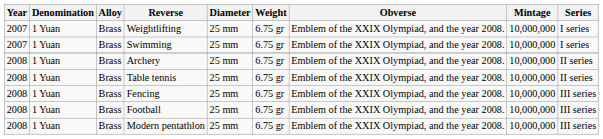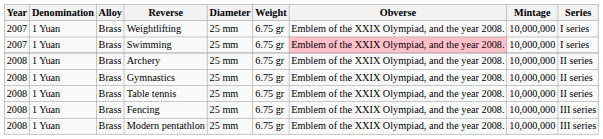(398, 45) no background -> (398, 45) pink background
+ row: (151, 77)
- row: (144, 110)
